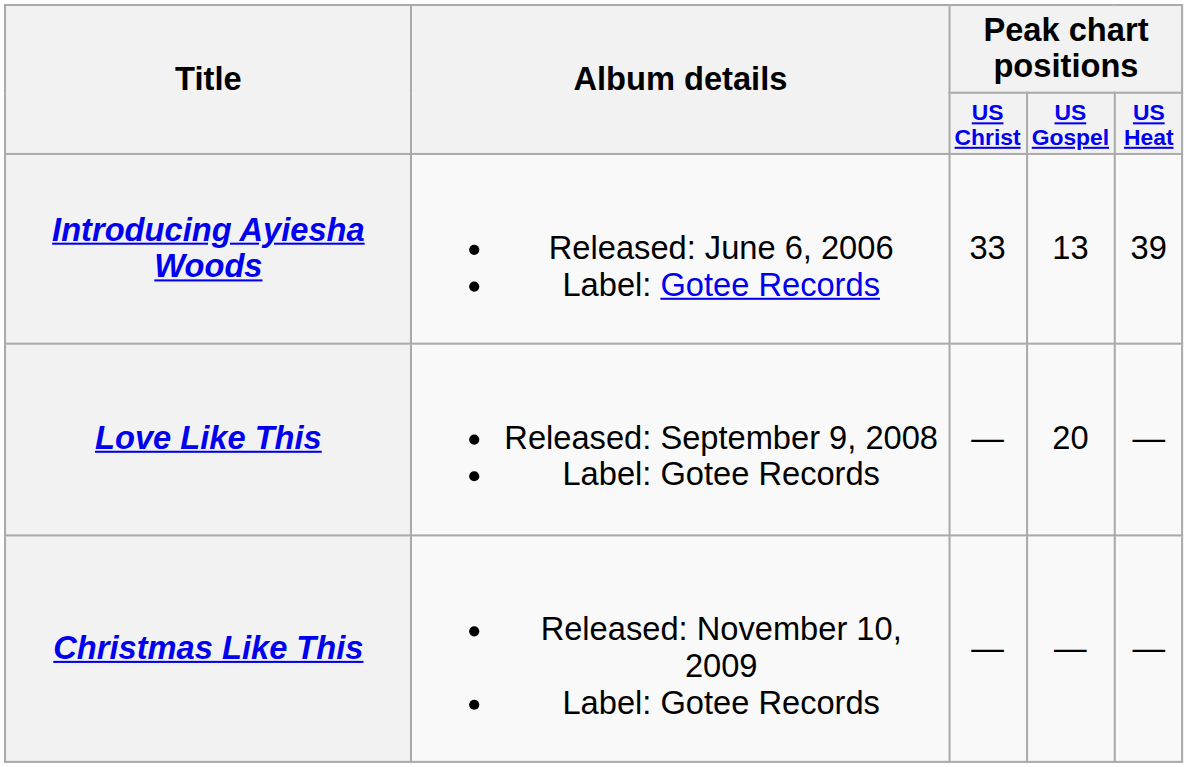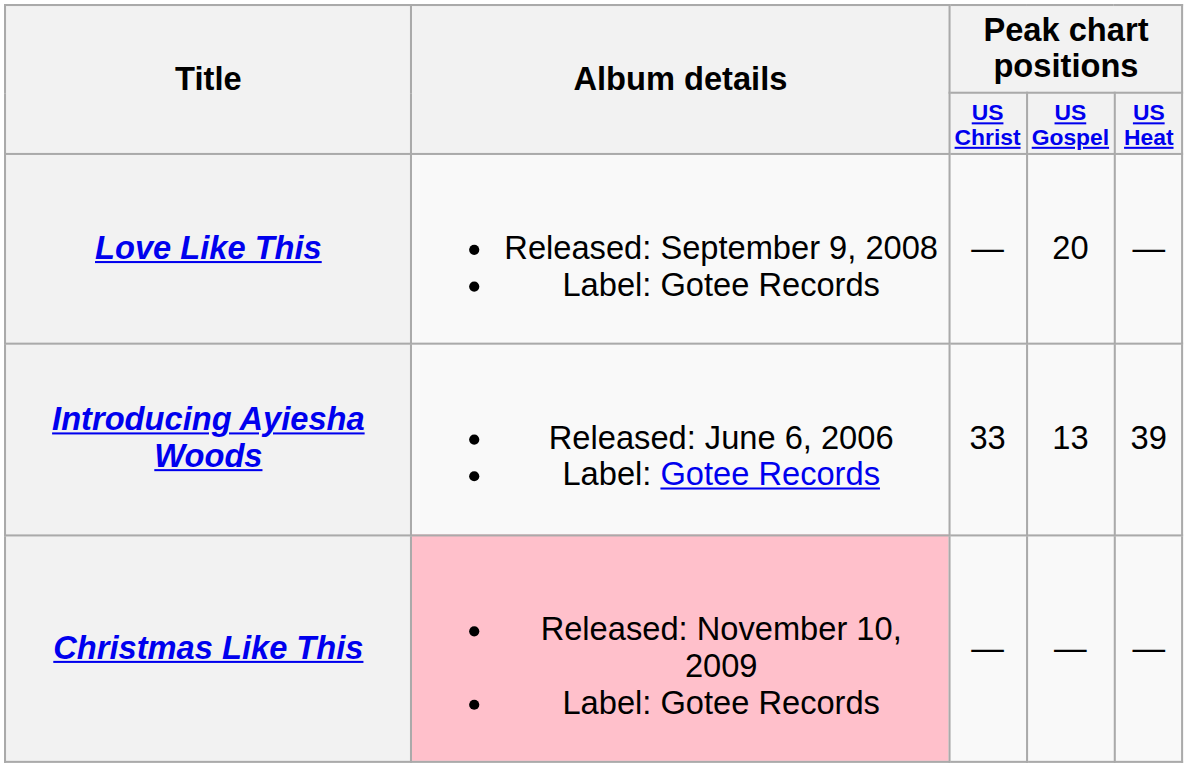rows swapped: (208, 248) <-> (208, 438)
(680, 667) no background -> (680, 667) pink background
